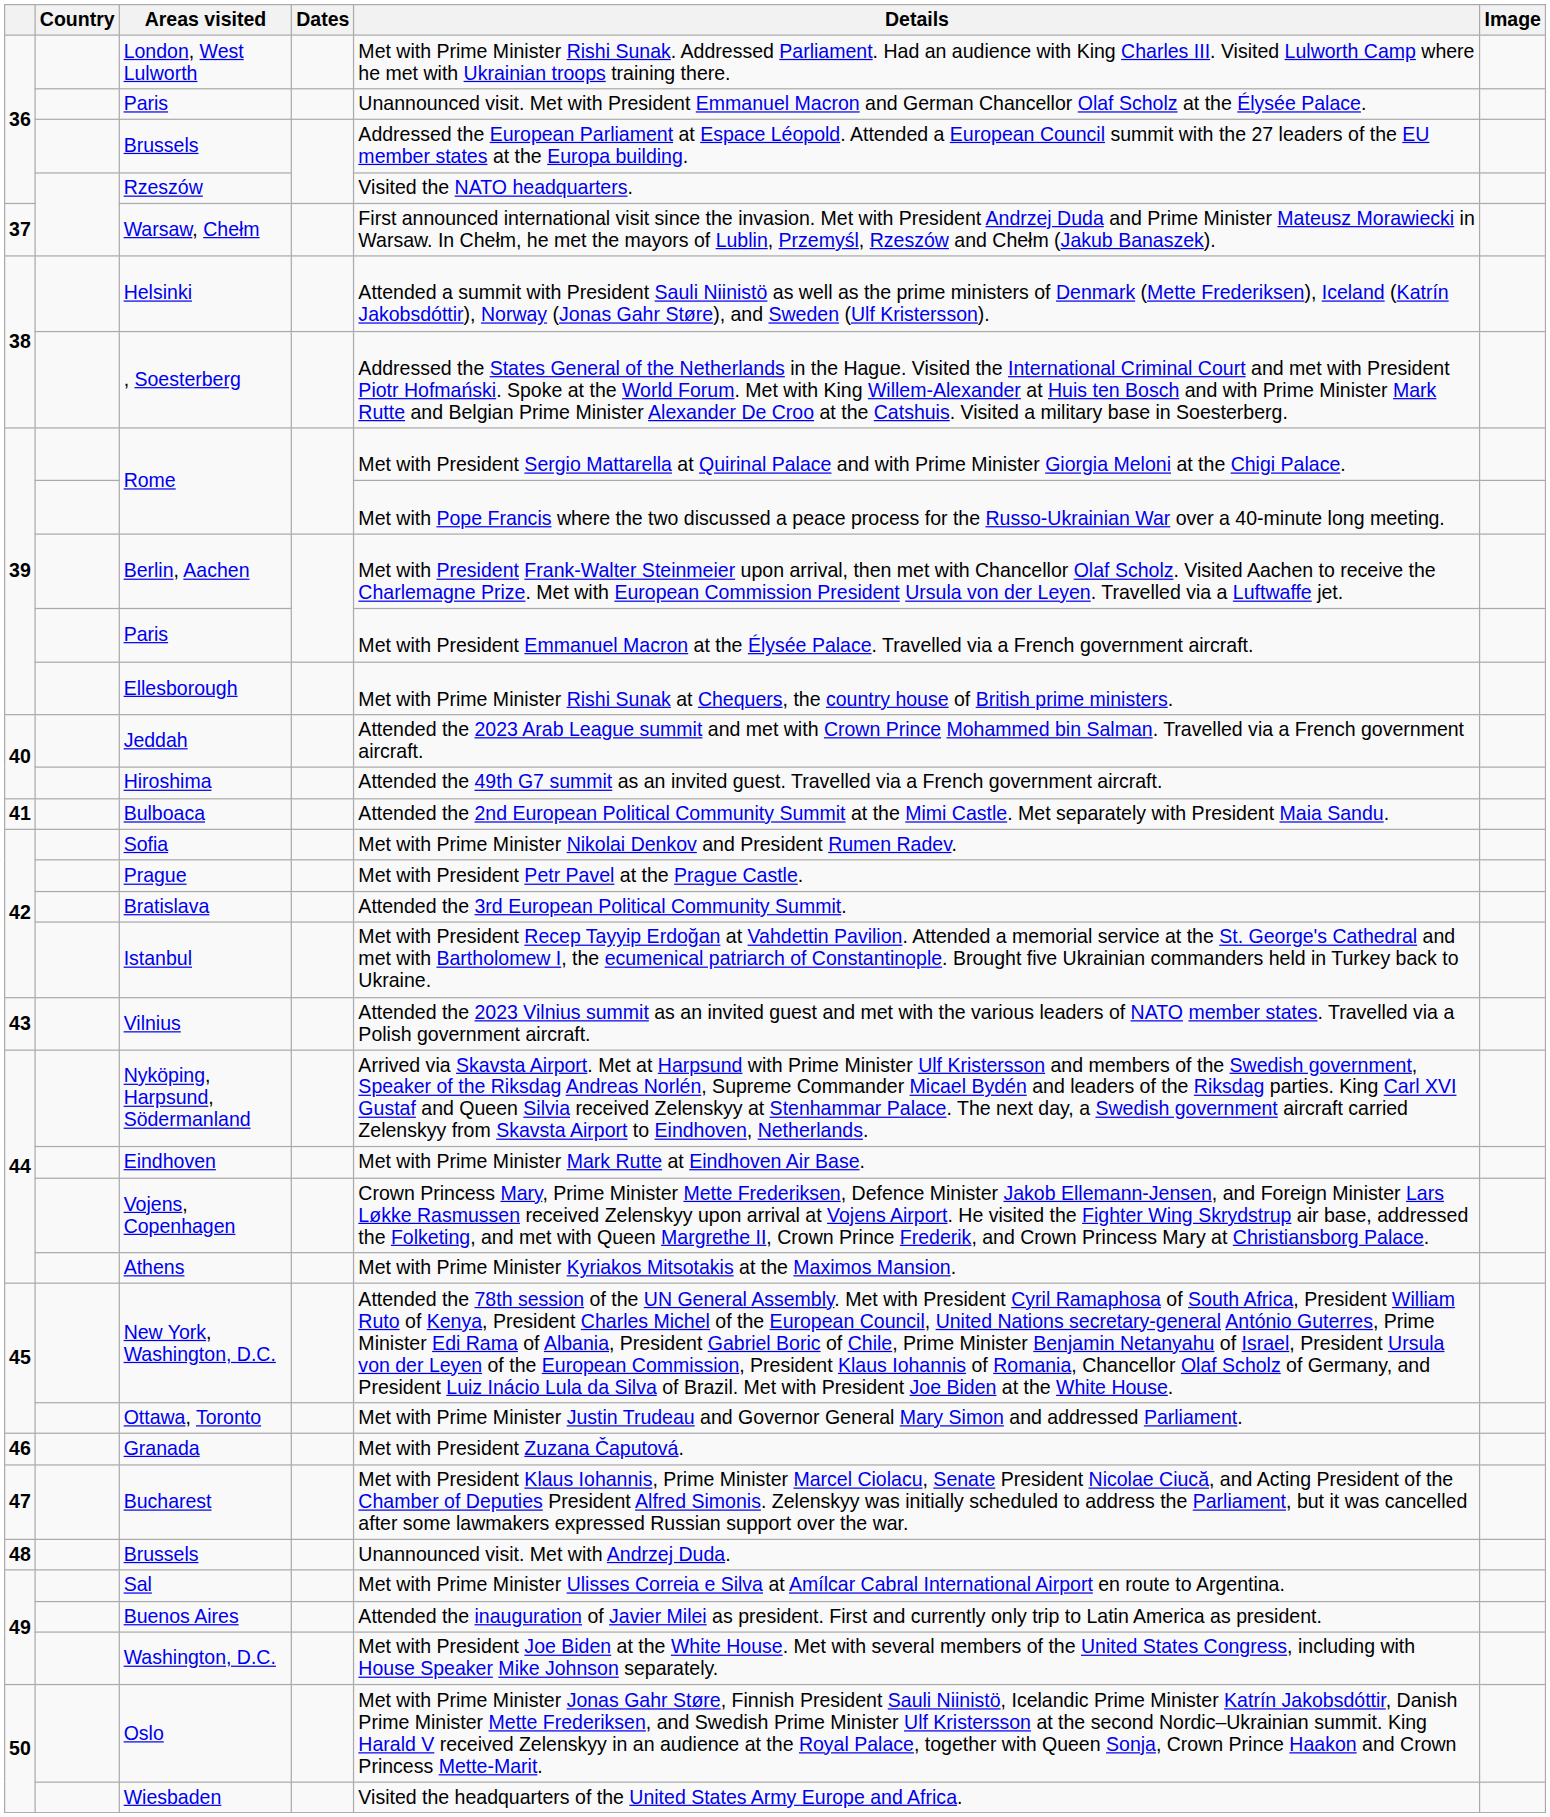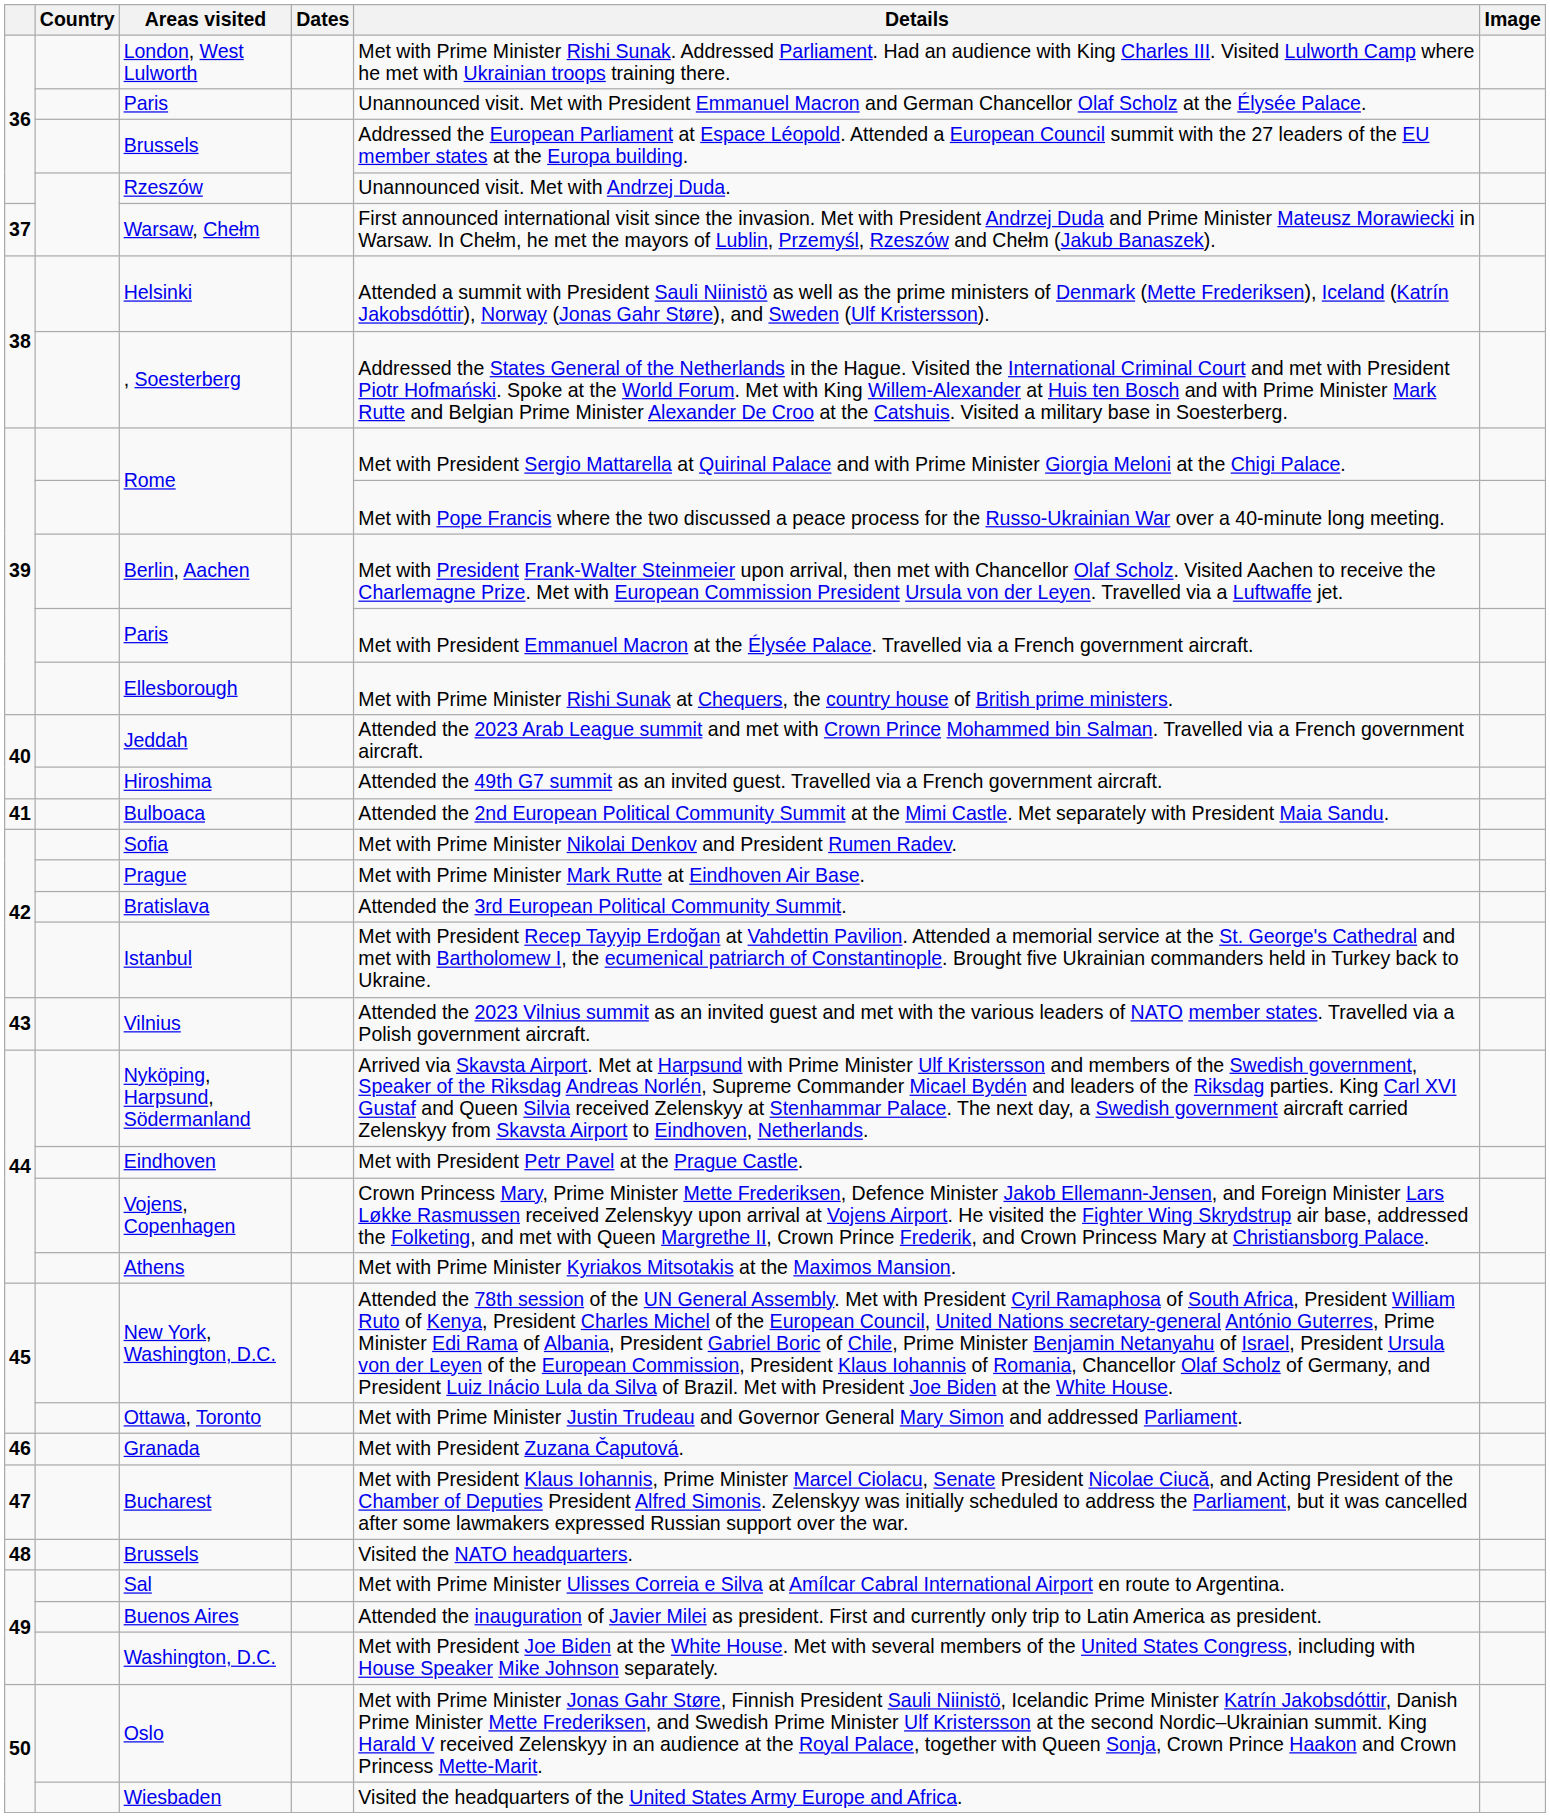(496, 187) Visited the NATO headquarters. -> (544, 187) Unannounced visit. Met with Andrzej Duda.
(581, 875) Met with President Petr Pavel at the Prague Castle. -> (612, 875) Met with Prime Minister Mark Rutte at Eindhoven Air Base.
(612, 1162) Met with Prime Minister Mark Rutte at Eindhoven Air Base. -> (581, 1162) Met with President Petr Pavel at the Prague Castle.
(544, 1554) Unannounced visit. Met with Andrzej Duda. -> (496, 1554) Visited the NATO headquarters.
